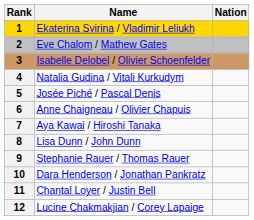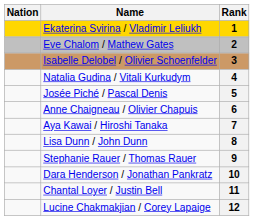columns swapped: (19, 12) <-> (231, 12)
